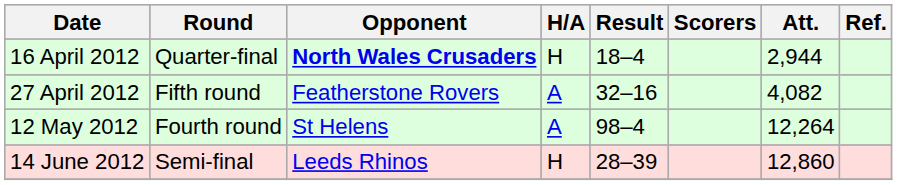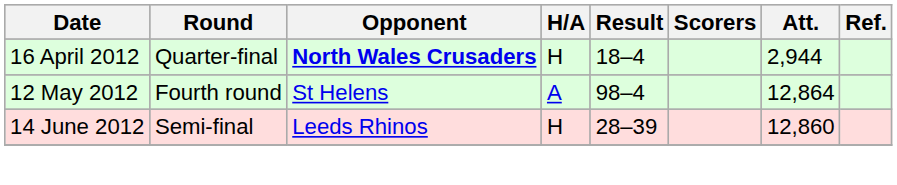- row: (75, 92)
(801, 127) 12,264 -> (801, 92) 12,864
